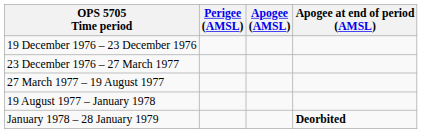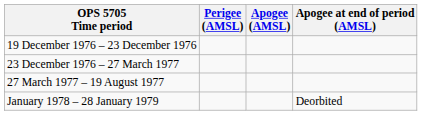- row: (81, 100)
(321, 119) bold -> (319, 100) normal
